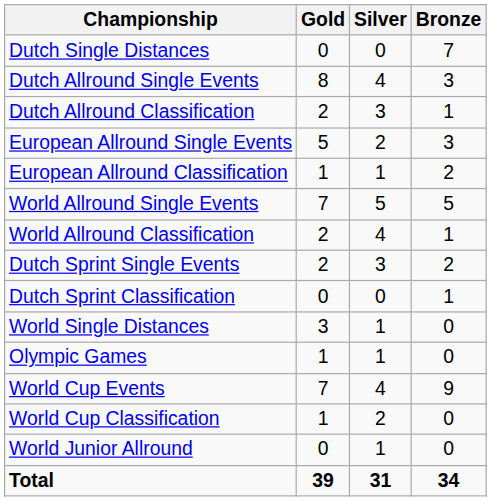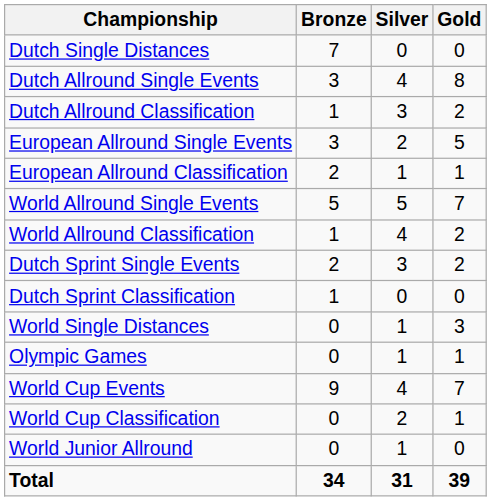columns swapped: (323, 19) <-> (449, 19)
